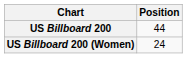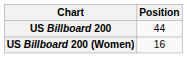(159, 45) 24 -> (159, 45) 16
